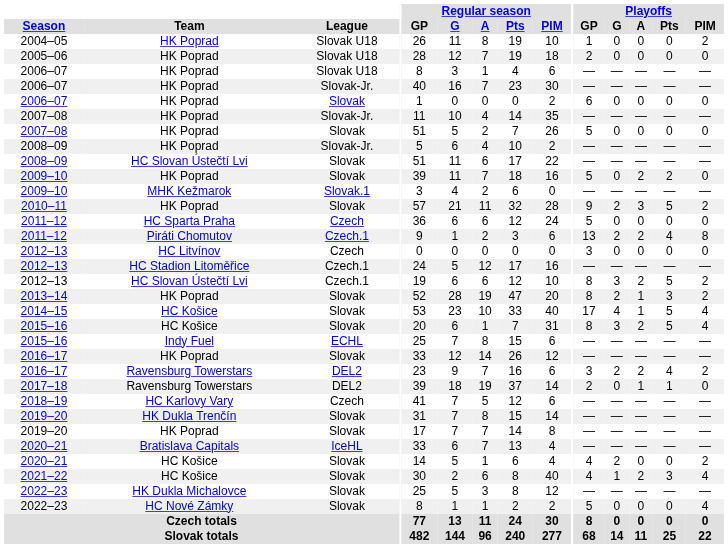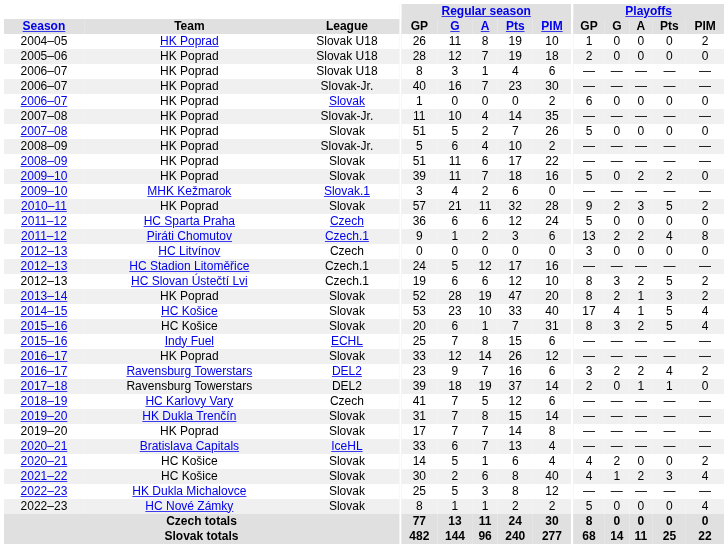(189, 161) HC Slovan Ústečtí Lvi -> (189, 161) HK Poprad
